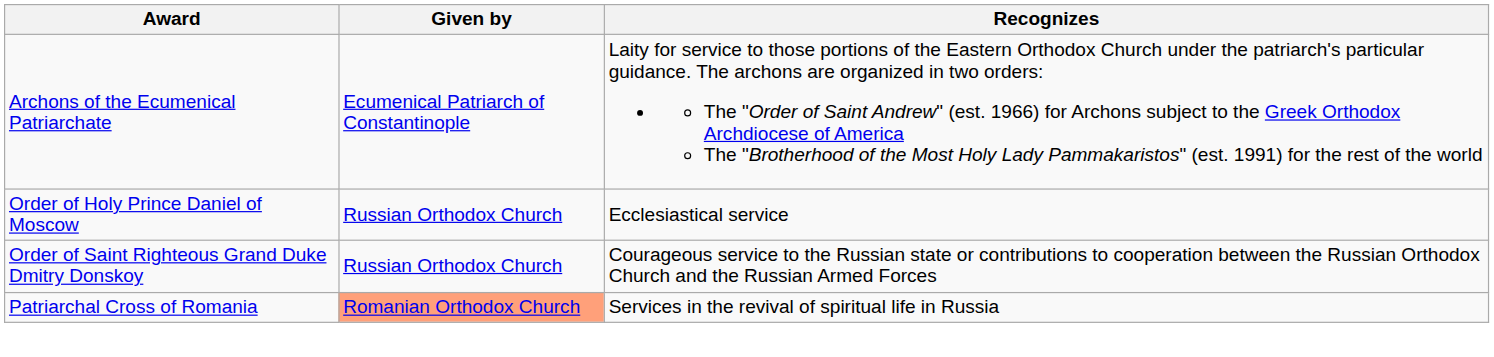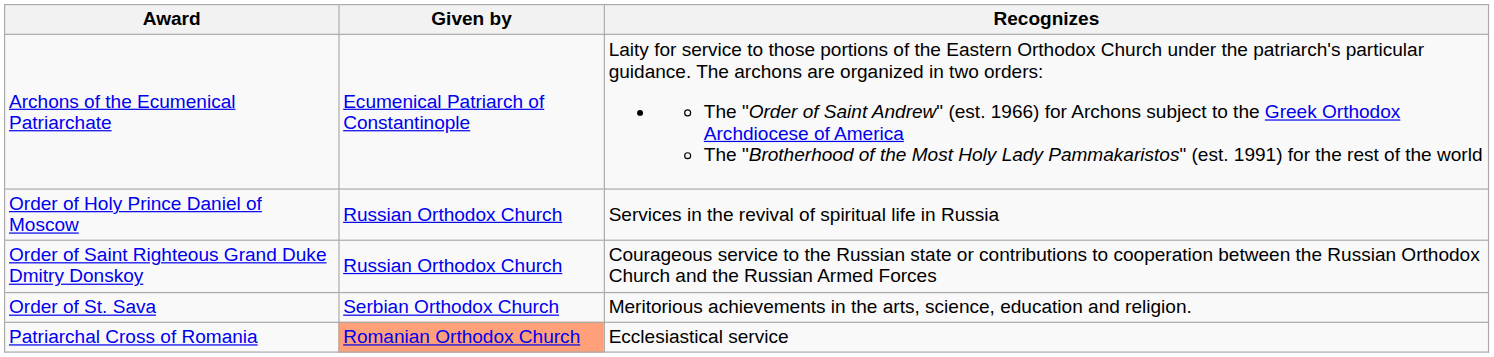(699, 214) Ecclesiastical service -> (804, 214) Services in the revival of spiritual life in Russia
+ row: (83, 306)
(804, 306) Services in the revival of spiritual life in Russia -> (699, 337) Ecclesiastical service
